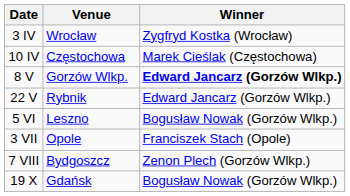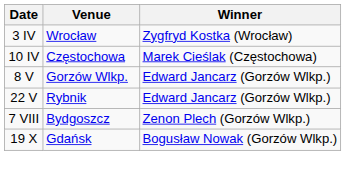(242, 77) bold -> (237, 77) normal
- row: (24, 118)
- row: (24, 139)
